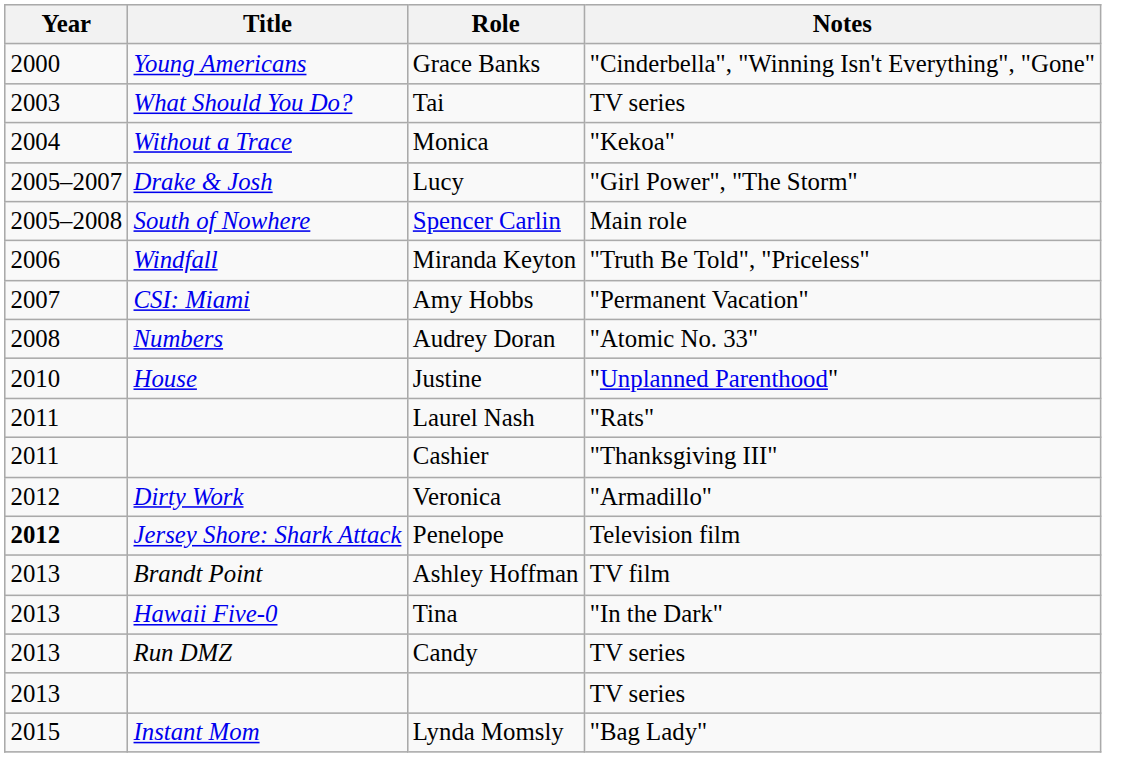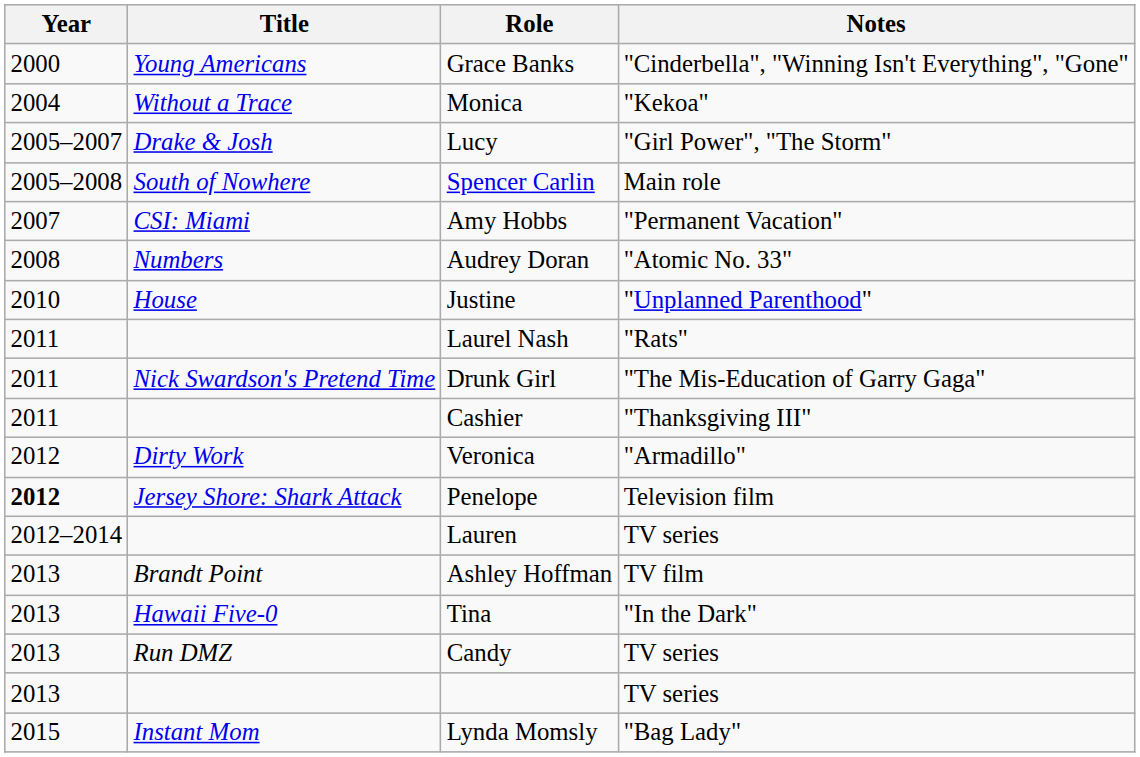- row: (428, 102)
- row: (494, 260)
+ row: (501, 378)
+ row: (482, 535)
